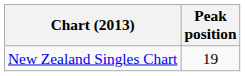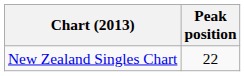(210, 58) 19 -> (210, 58) 22
